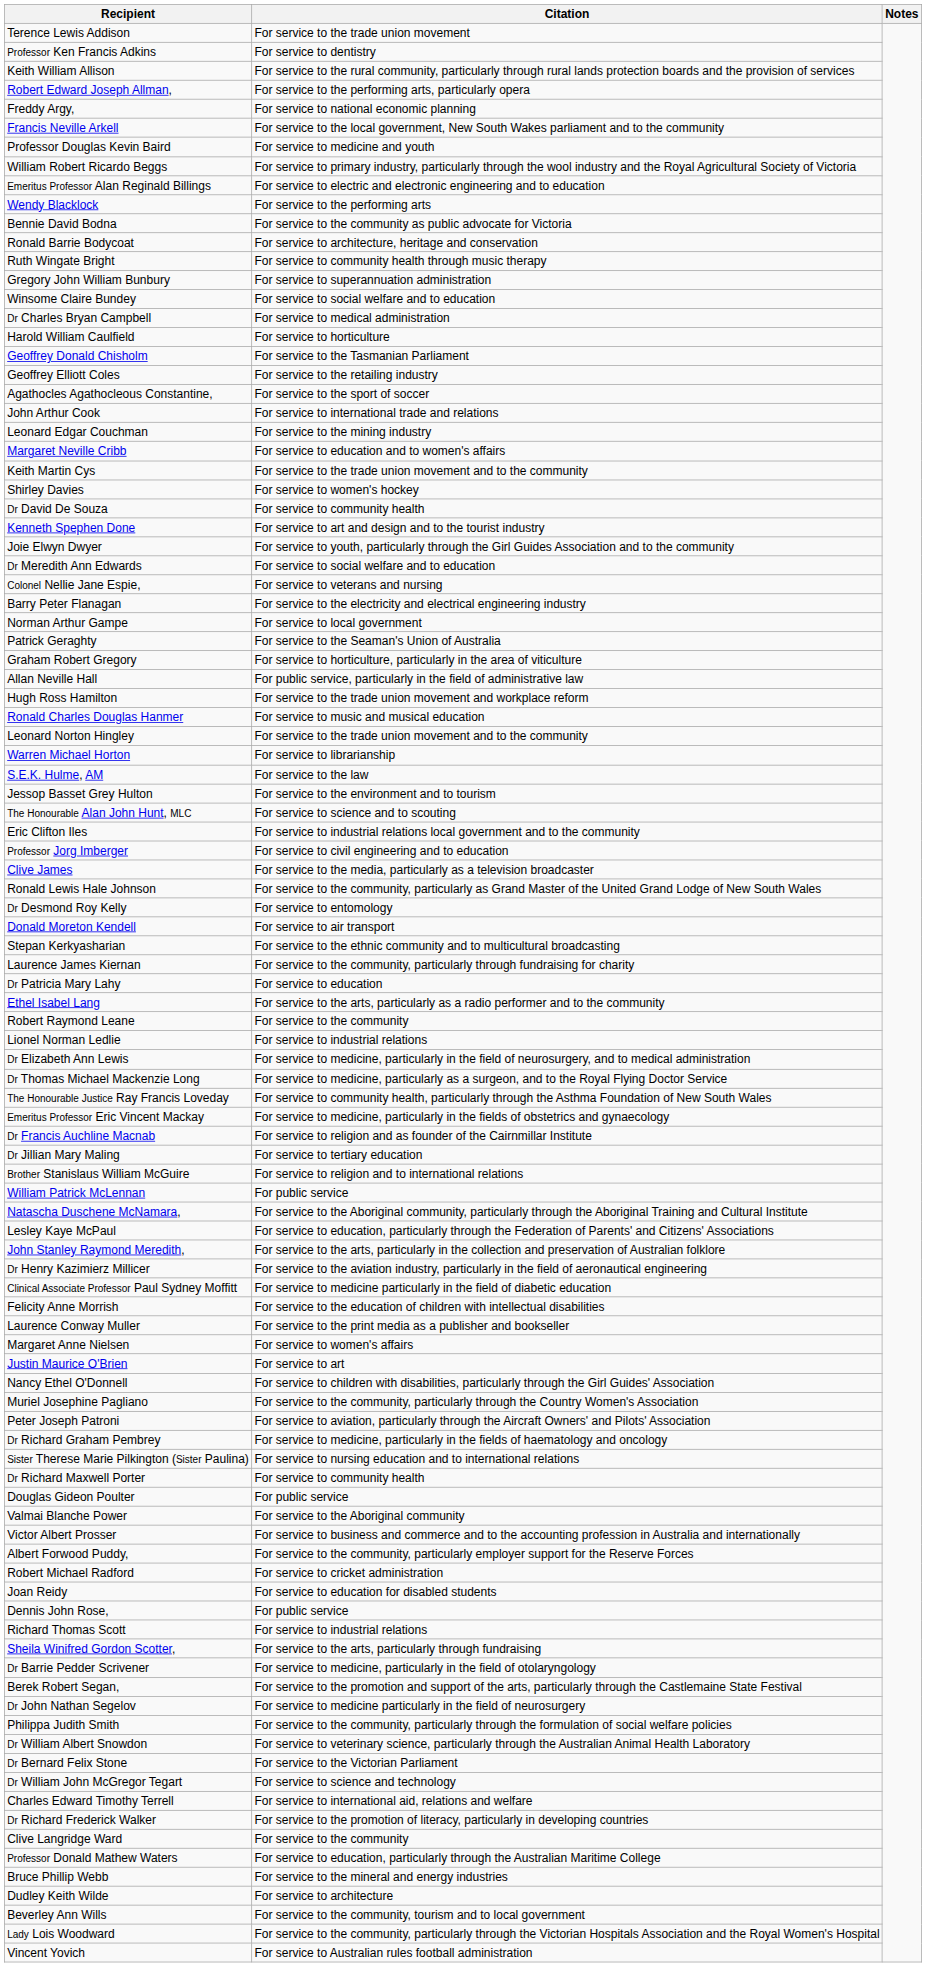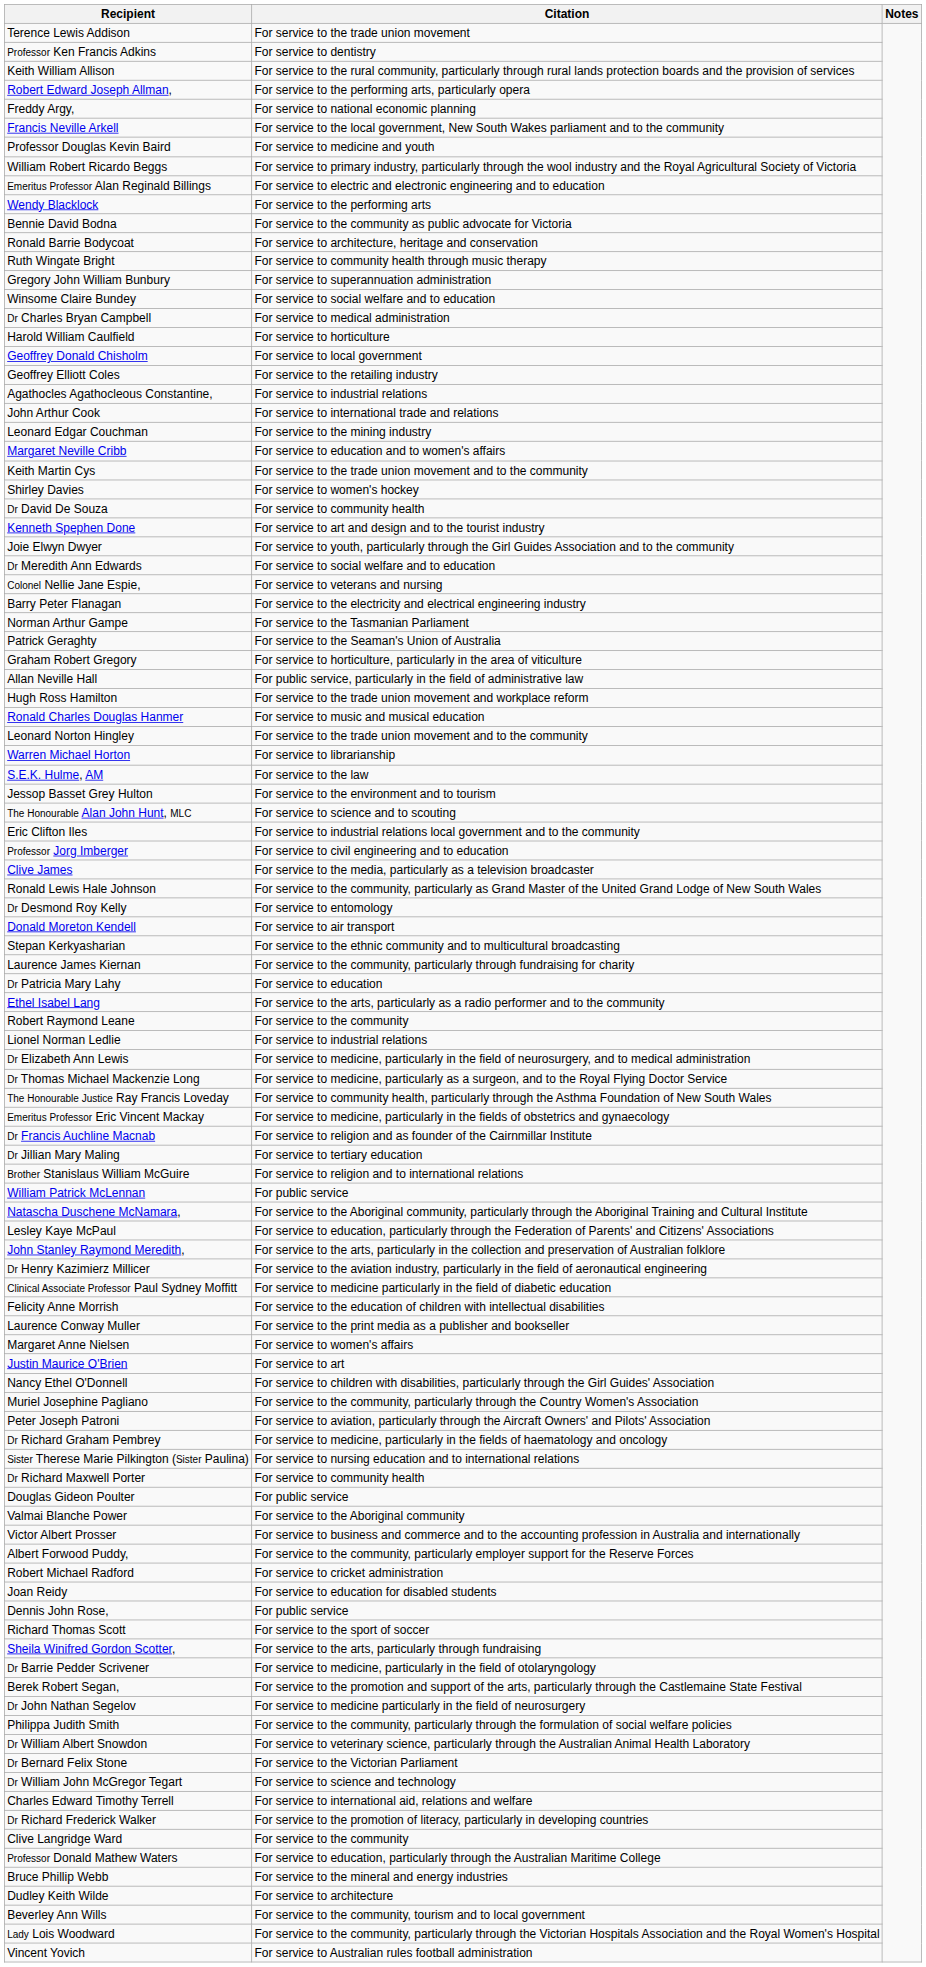(362, 356) For service to the Tasmanian Parliament -> (338, 356) For service to local government
(342, 394) For service to the sport of soccer -> (341, 394) For service to industrial relations
(338, 622) For service to local government -> (362, 622) For service to the Tasmanian Parliament
(341, 1630) For service to industrial relations -> (342, 1630) For service to the sport of soccer
